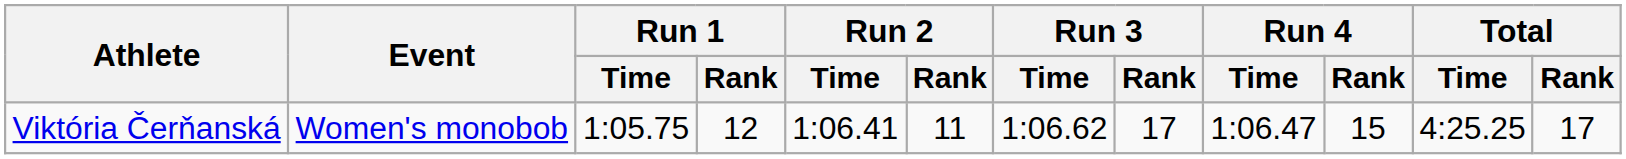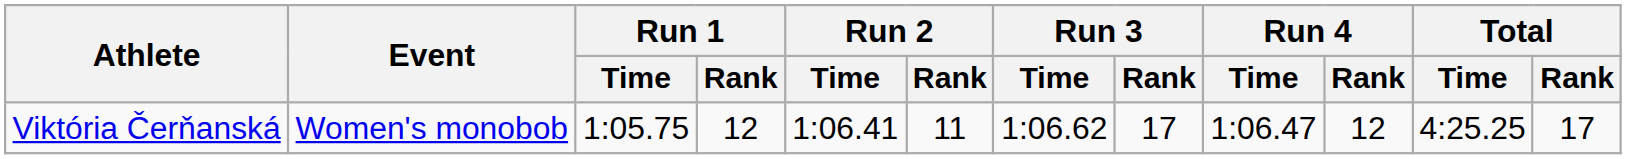(1368, 128) 15 -> (1368, 128) 12
